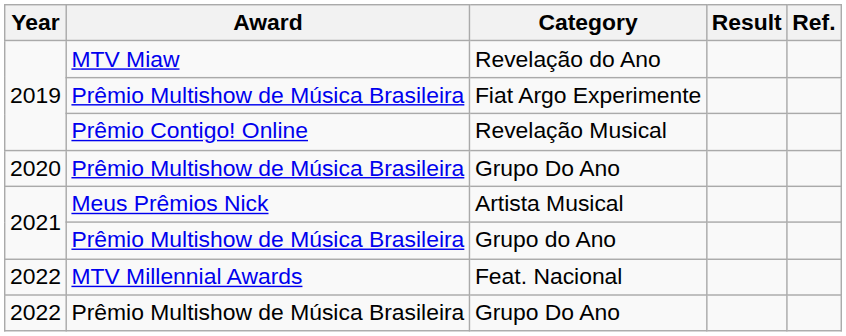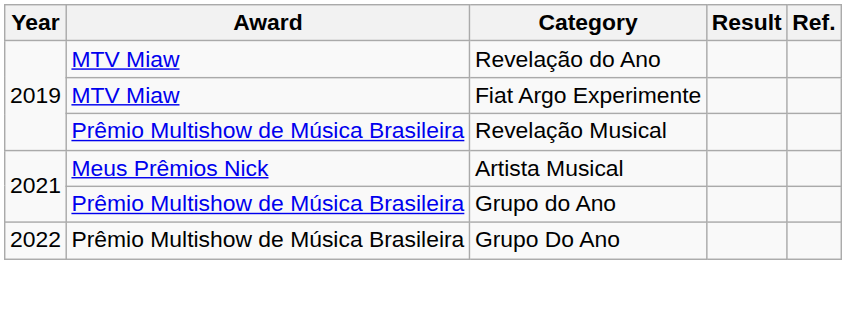(268, 95) Prêmio Multishow de Música Brasileira -> (125, 95) MTV Miaw
(190, 131) Prêmio Contigo! Online -> (268, 131) Prêmio Multishow de Música Brasileira
- row: (35, 167)
- row: (35, 276)
